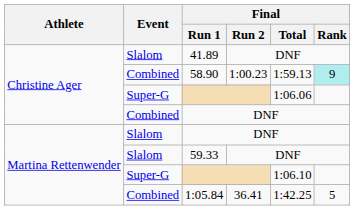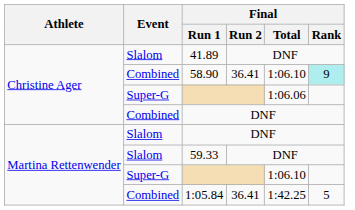(248, 74) 1:00.23 -> (245, 74) 36.41
(292, 74) 1:59.13 -> (287, 74) 1:06.10
